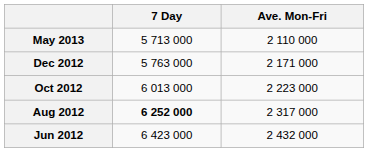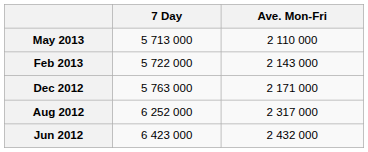+ row: (58, 64)
- row: (58, 88)
(167, 111) bold -> (167, 111) normal
